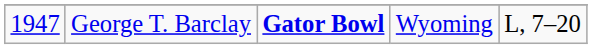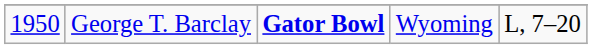(35, 24) 1947 -> (35, 24) 1950
